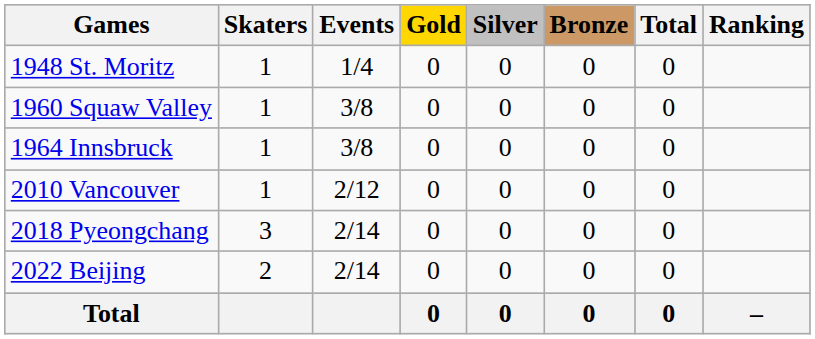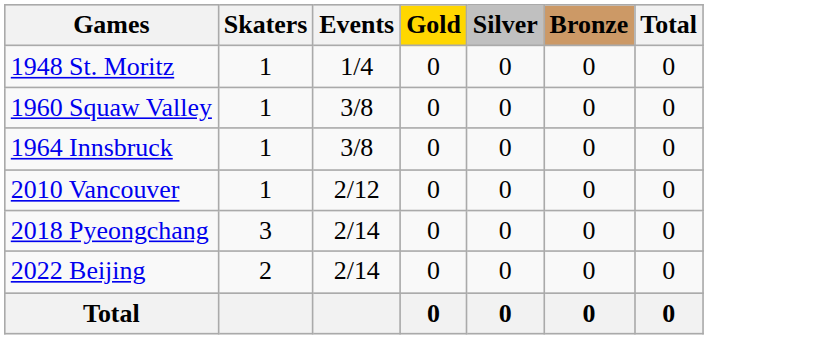- column: (756, 25)
